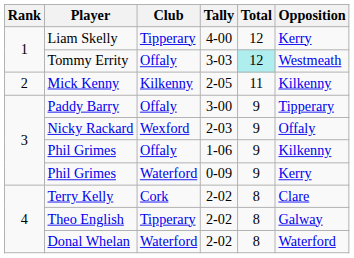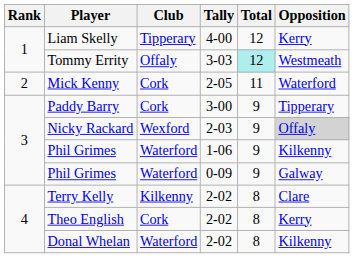(166, 83) Kilkenny -> (154, 83) Cork
(305, 83) Kilkenny -> (307, 83) Waterford
(158, 106) Offaly -> (154, 106) Cork
(297, 128) no background -> (297, 128) lightgrey background
(158, 151) Offaly -> (169, 151) Waterford
(295, 173) Kerry -> (301, 173) Galway
(154, 196) Cork -> (166, 196) Kilkenny
(168, 219) Tipperary -> (154, 219) Cork
(301, 219) Galway -> (295, 219) Kerry
(307, 241) Waterford -> (305, 241) Kilkenny
